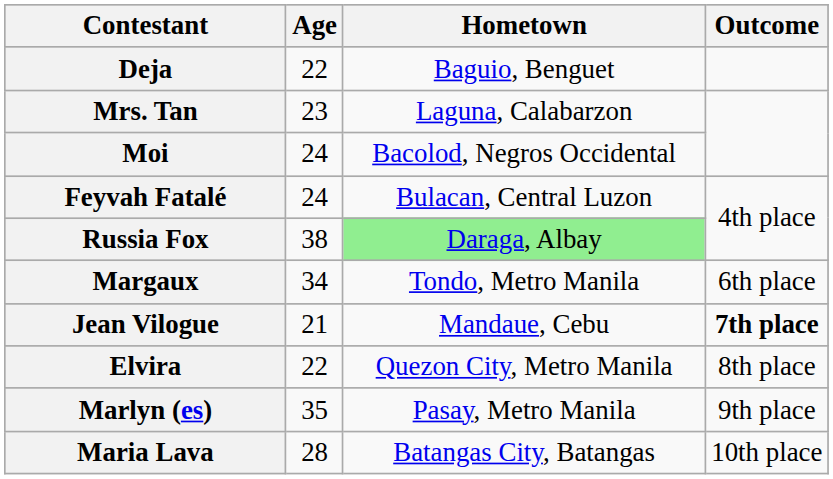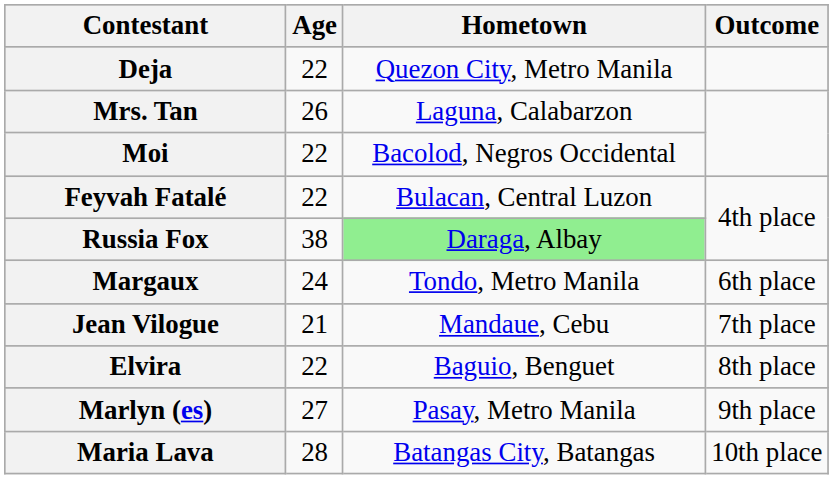(524, 68) Baguio, Benguet -> (524, 68) Quezon City, Metro Manila
(315, 111) 23 -> (315, 111) 26
(315, 153) 24 -> (315, 153) 22
(315, 196) 24 -> (315, 196) 22
(315, 281) 34 -> (315, 281) 24
(767, 324) bold -> (767, 324) normal
(524, 366) Quezon City, Metro Manila -> (524, 366) Baguio, Benguet
(315, 409) 35 -> (315, 409) 27
